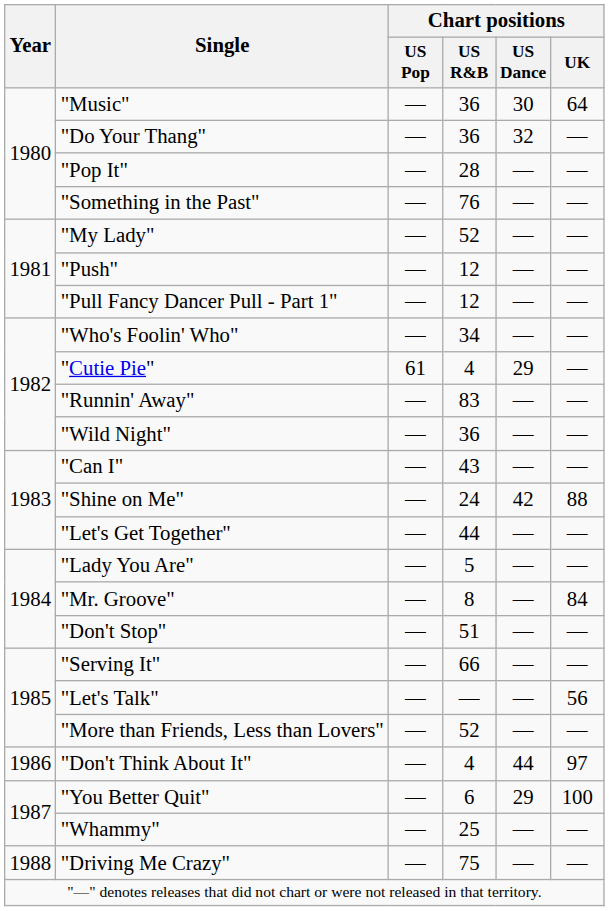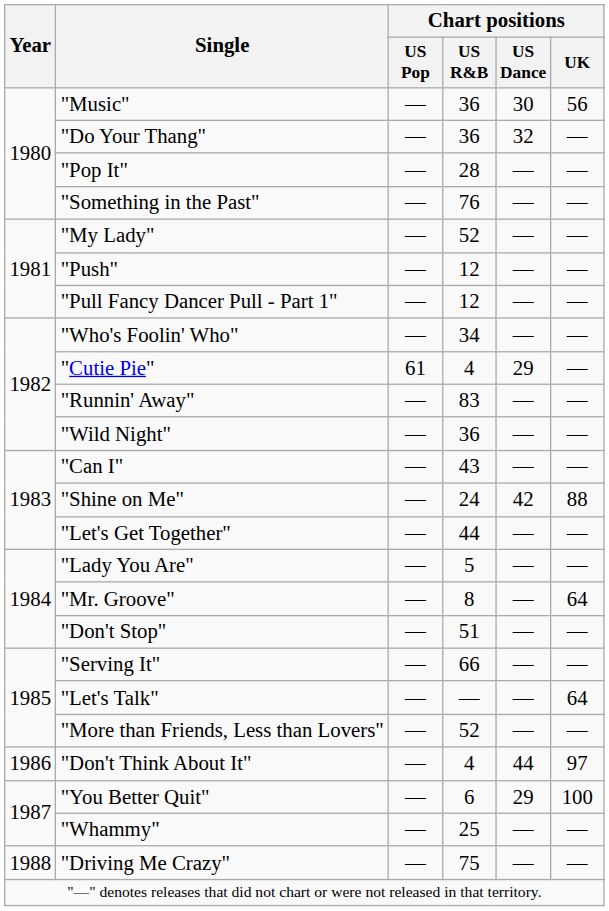(577, 103) 64 -> (577, 103) 56
(577, 598) 84 -> (577, 598) 64
(577, 697) 56 -> (577, 697) 64
